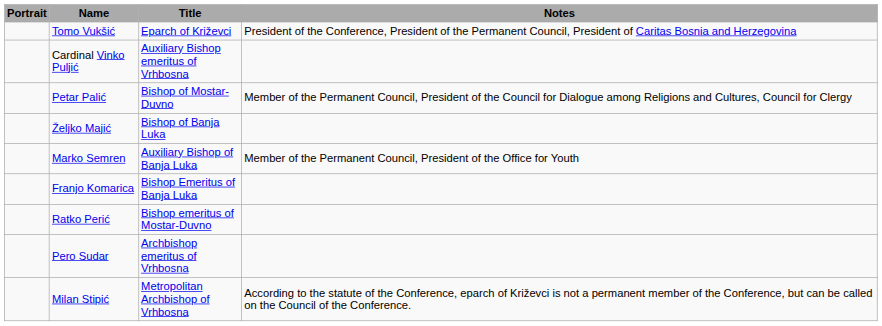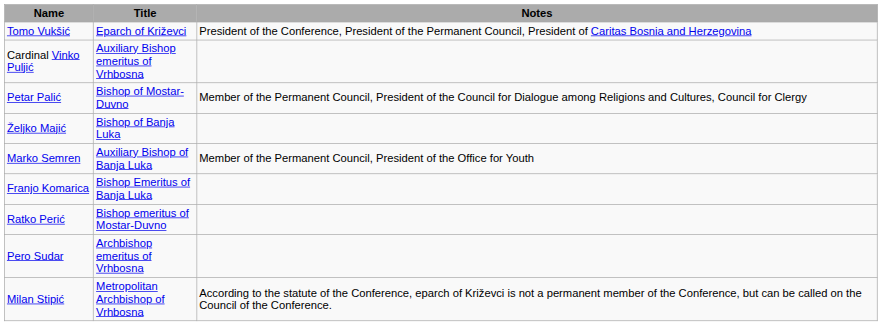- column: (27, 13)
